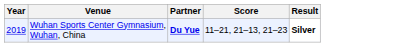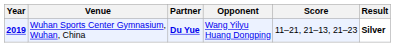+ column: (238, 12)
(16, 30) normal -> (16, 30) bold
